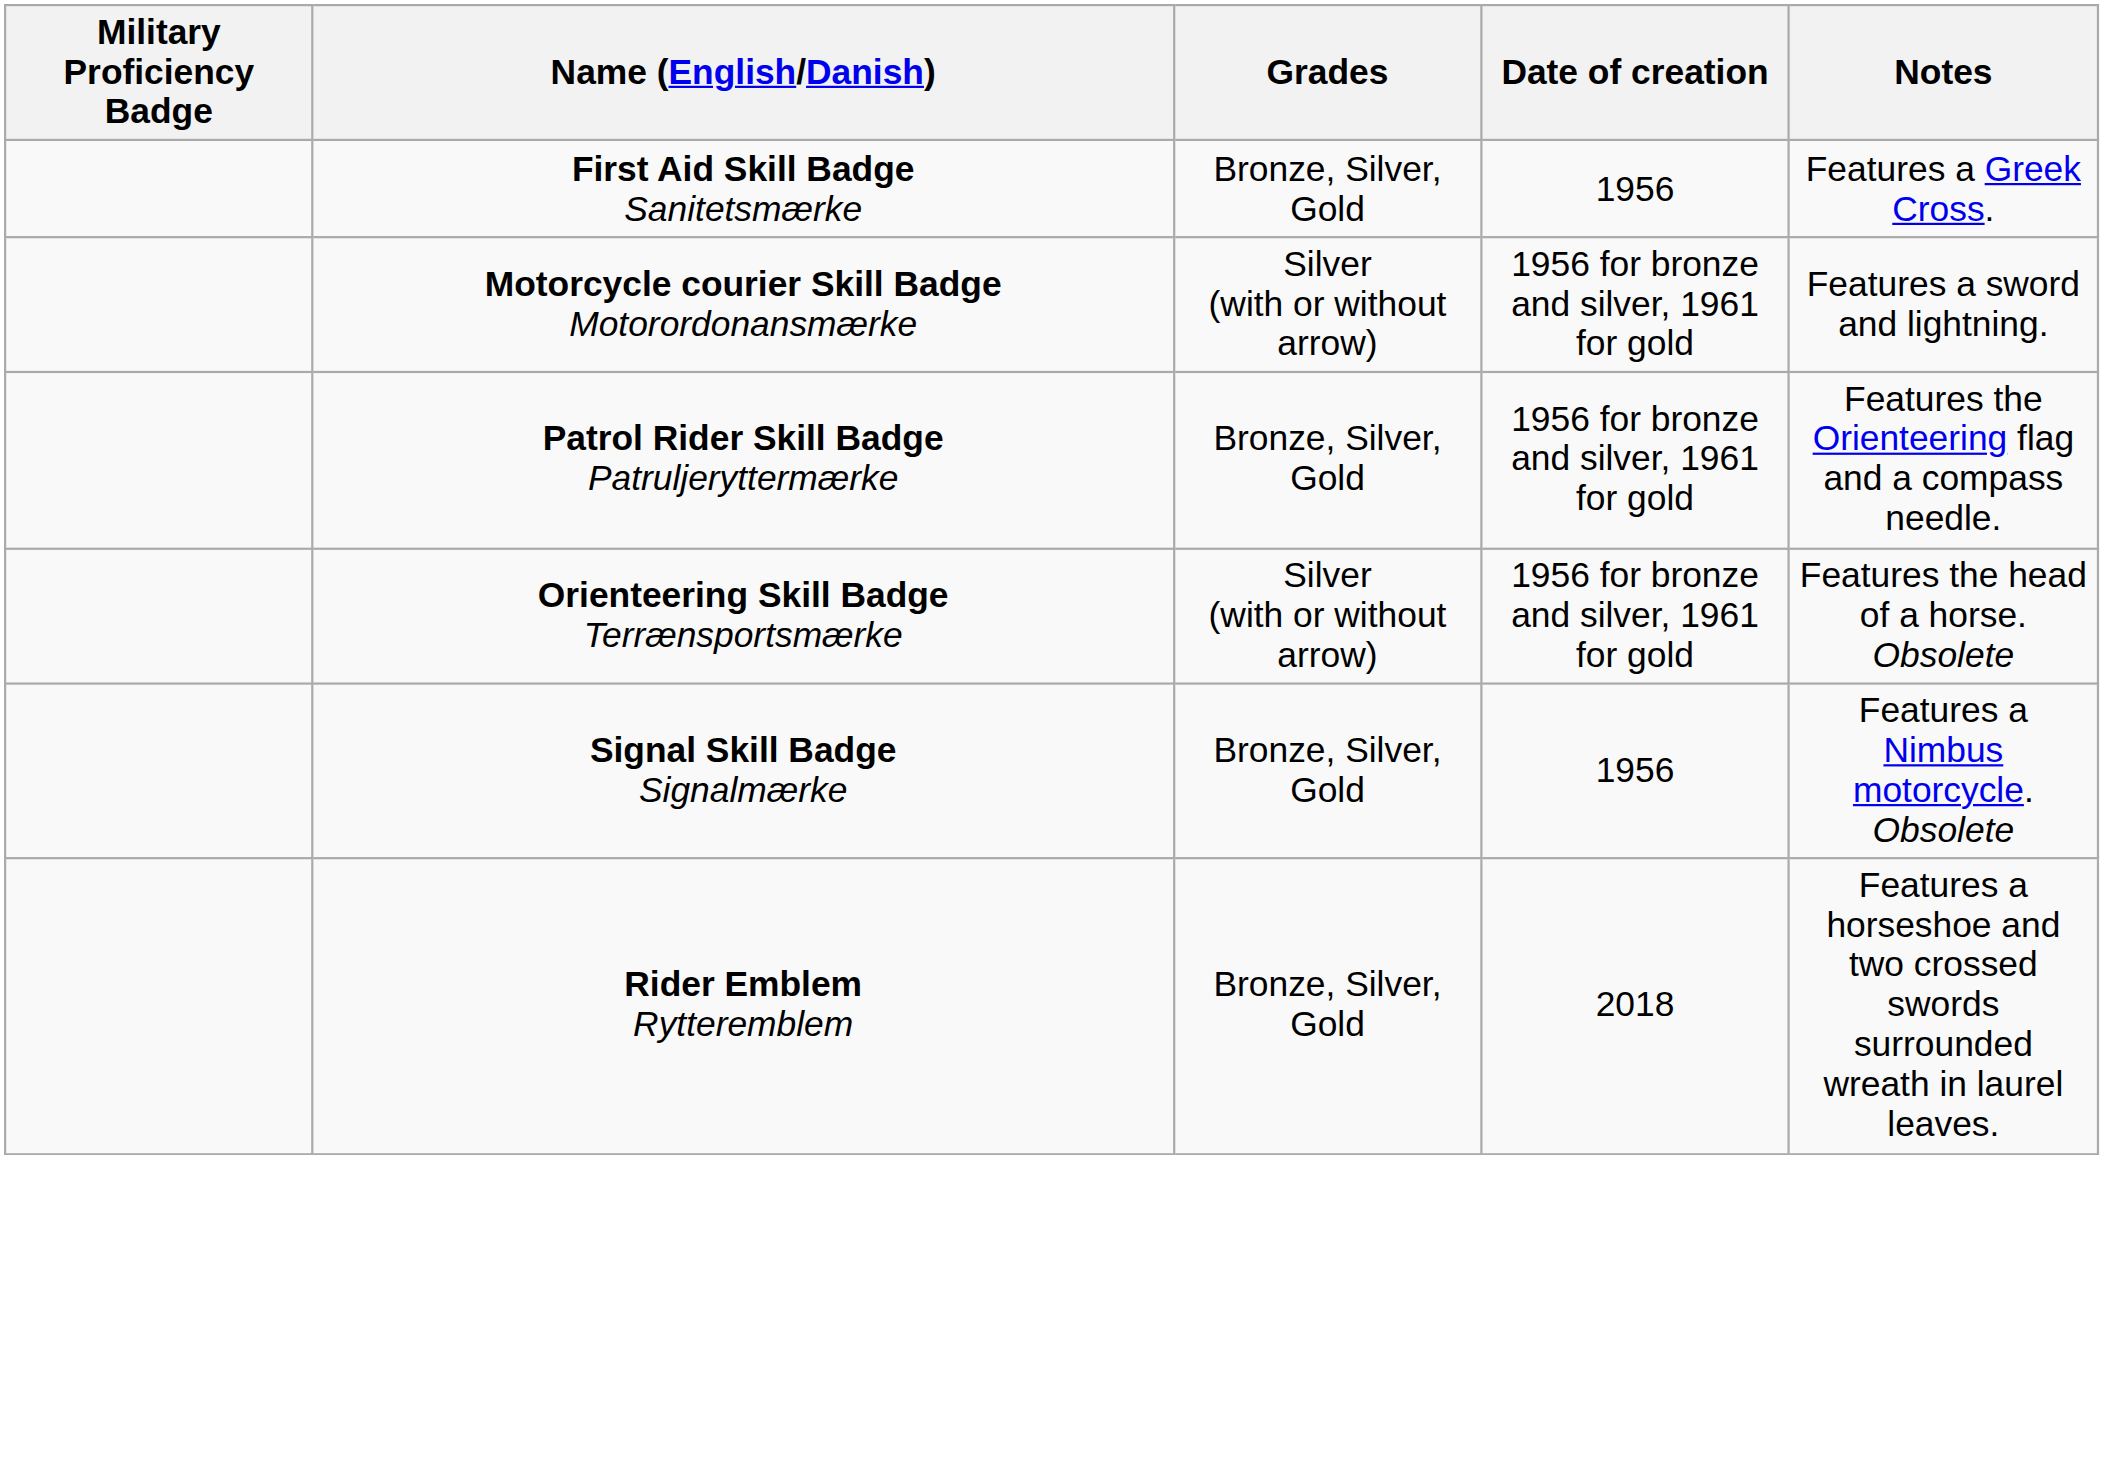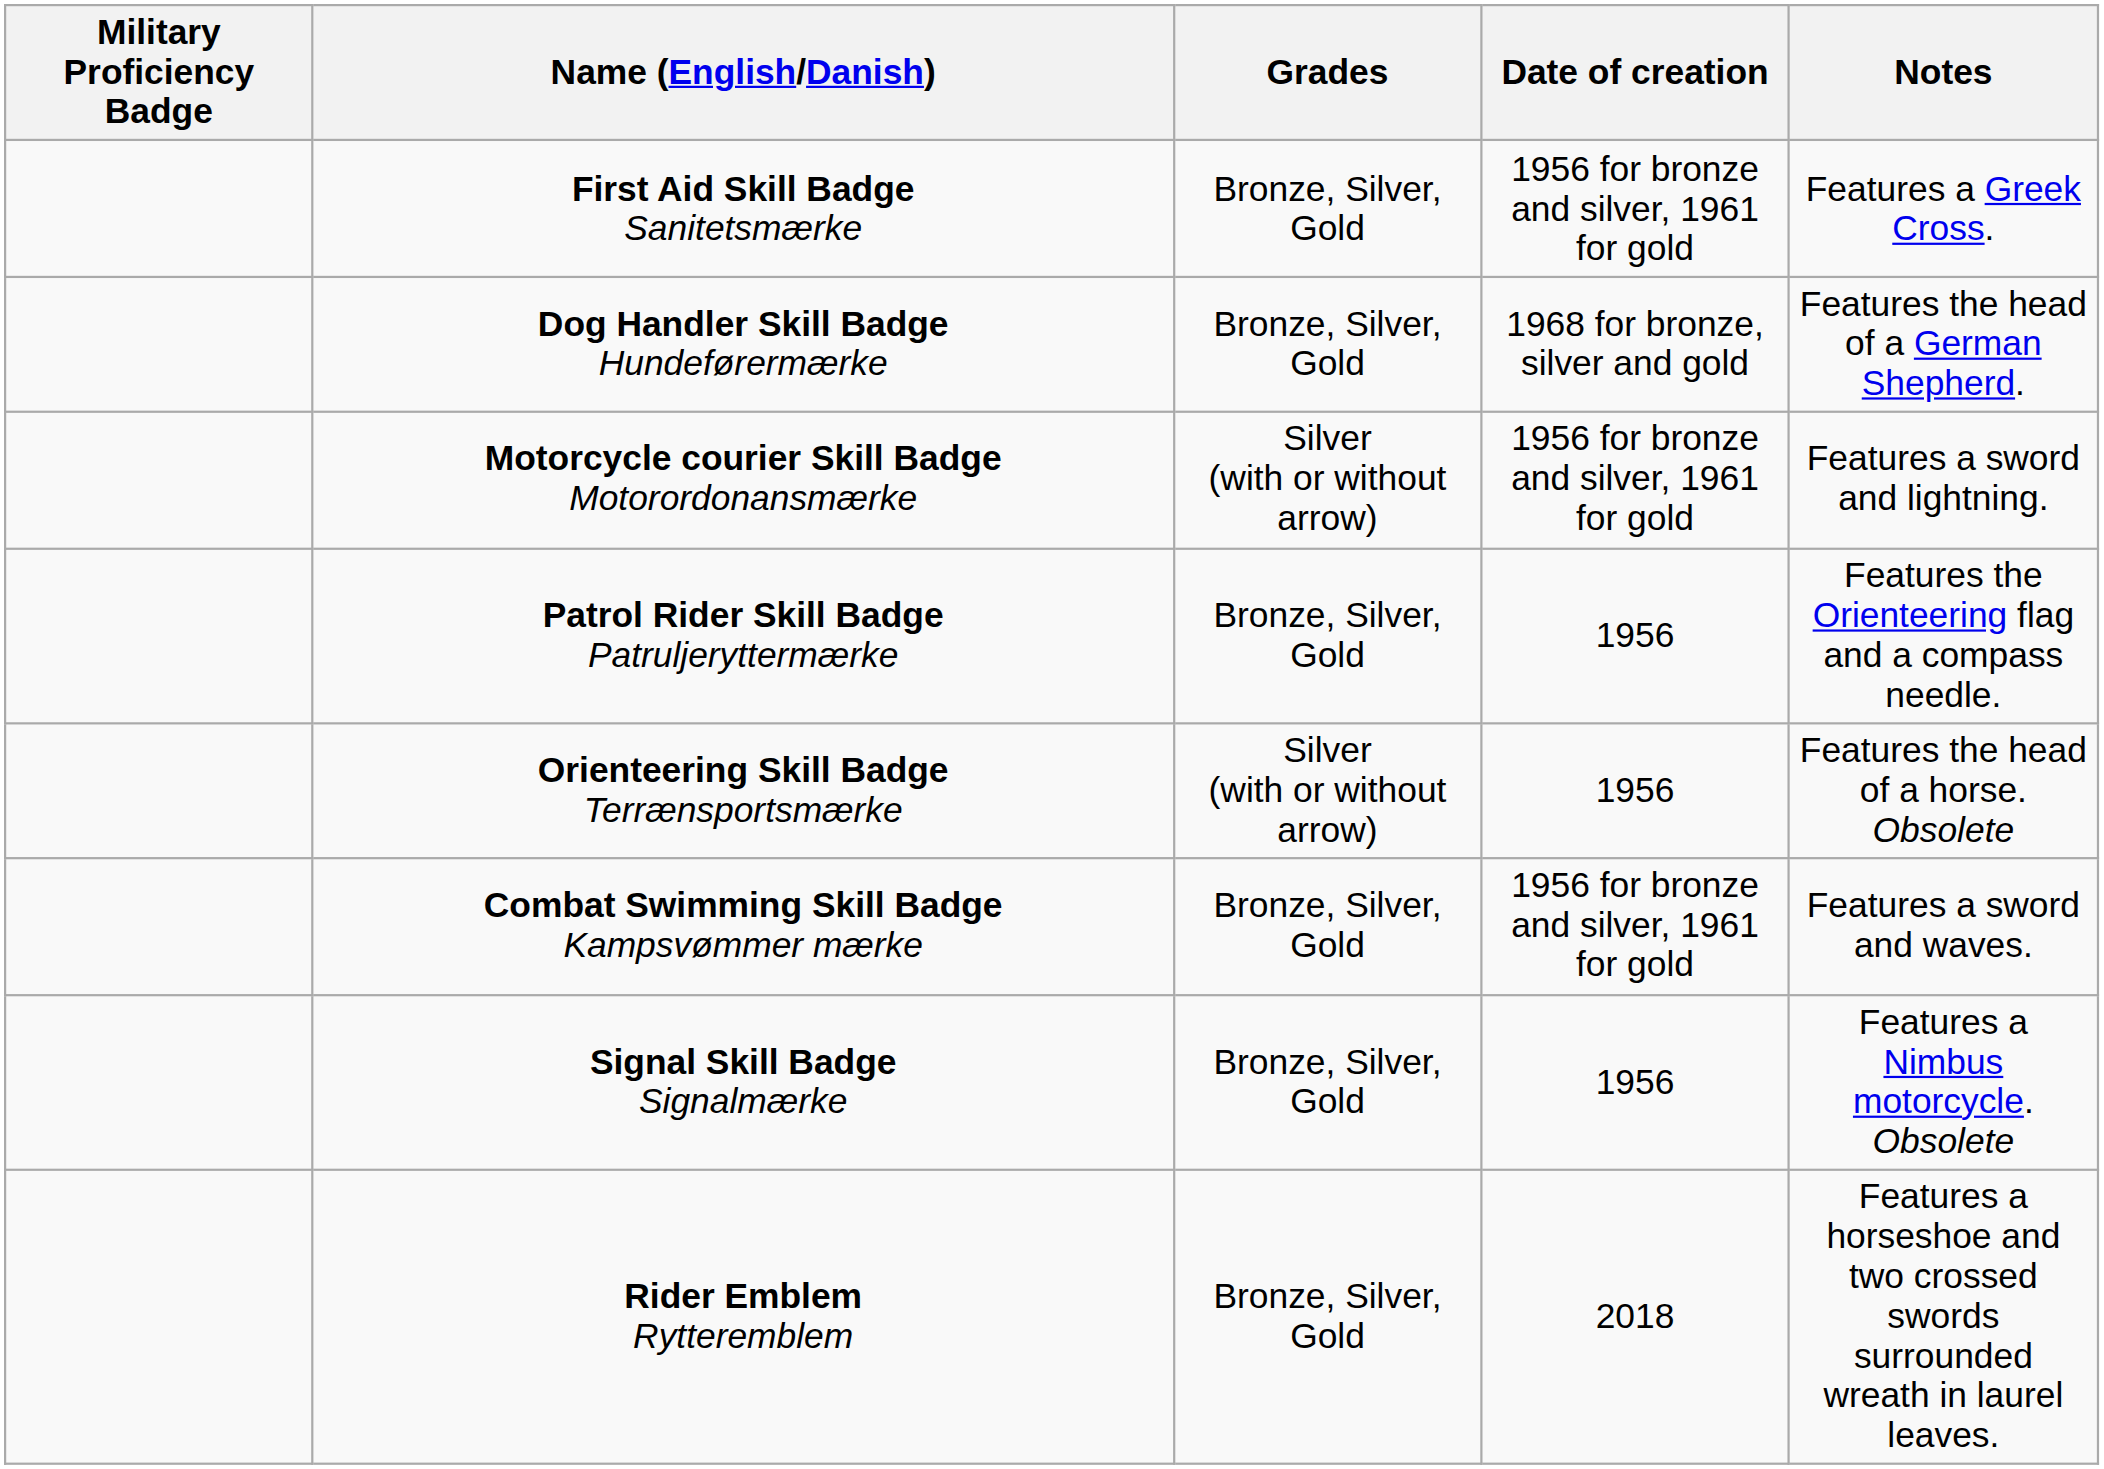(1635, 188) 1956 -> (1635, 207) 1956 for bronze and silver, 1961 for gold
+ row: (743, 343)
(1635, 459) 1956 for bronze and silver, 1961 for gold -> (1635, 634) 1956
(1635, 614) 1956 for bronze and silver, 1961 for gold -> (1635, 790) 1956
+ row: (743, 925)
